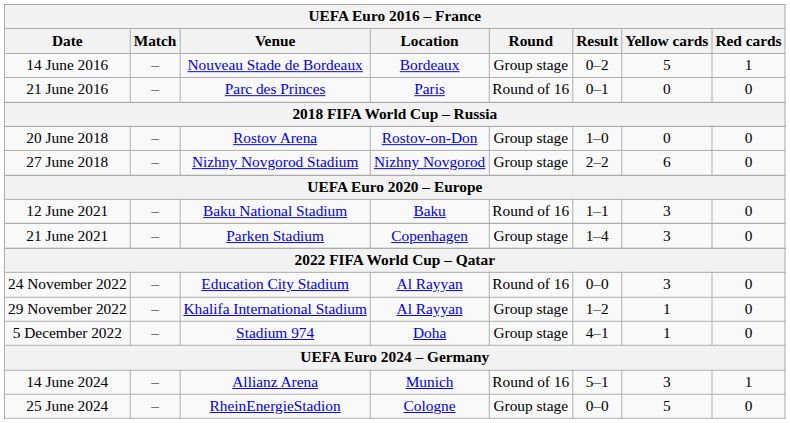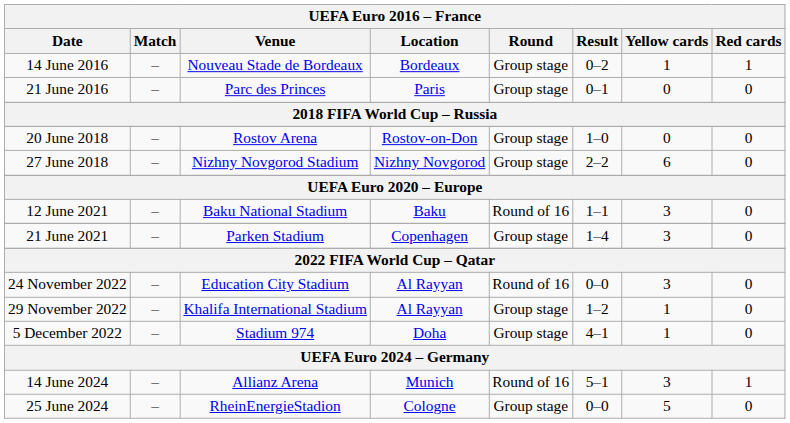(667, 65) 5 -> (667, 65) 1
(531, 89) Round of 16 -> (531, 89) Group stage
